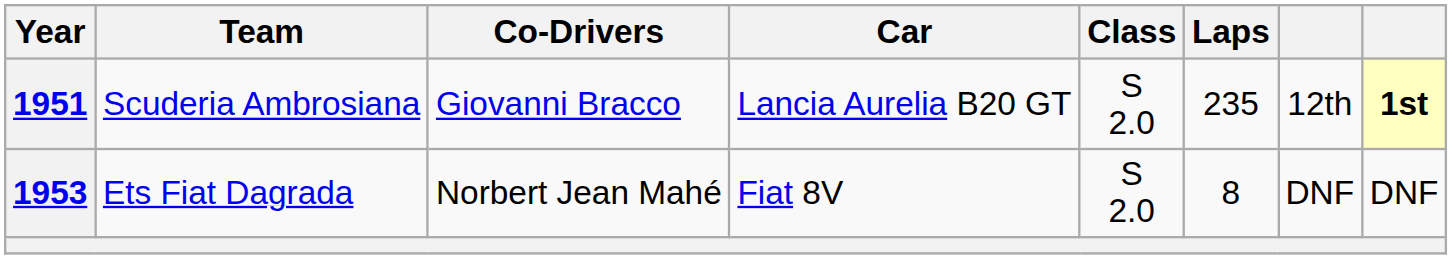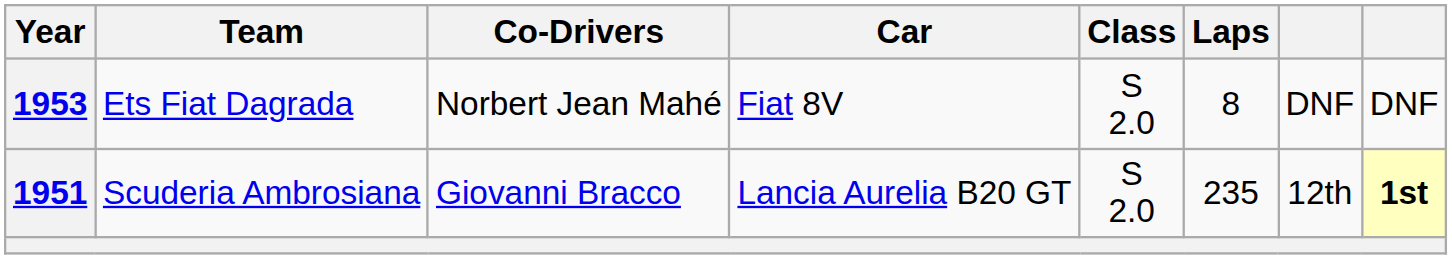rows swapped: (50, 103) <-> (50, 193)
